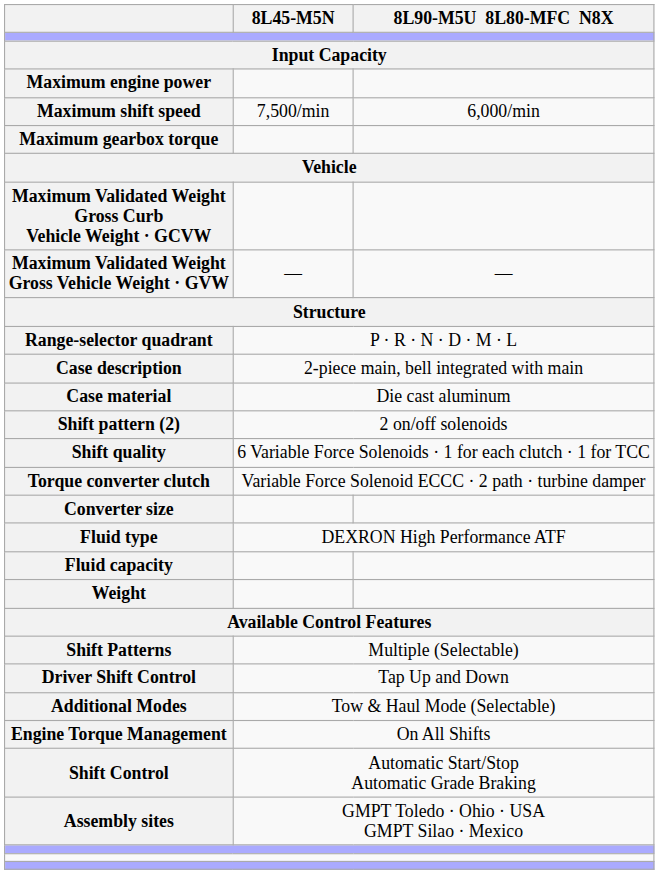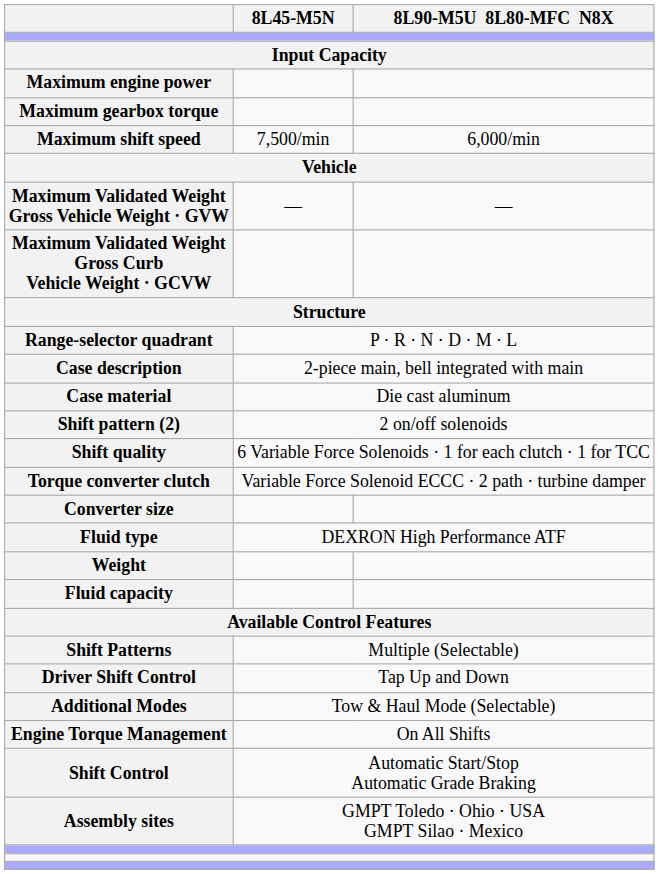rows swapped: (119, 139) <-> (119, 111)
rows swapped: (119, 273) <-> (119, 215)
rows swapped: (119, 565) <-> (119, 593)
